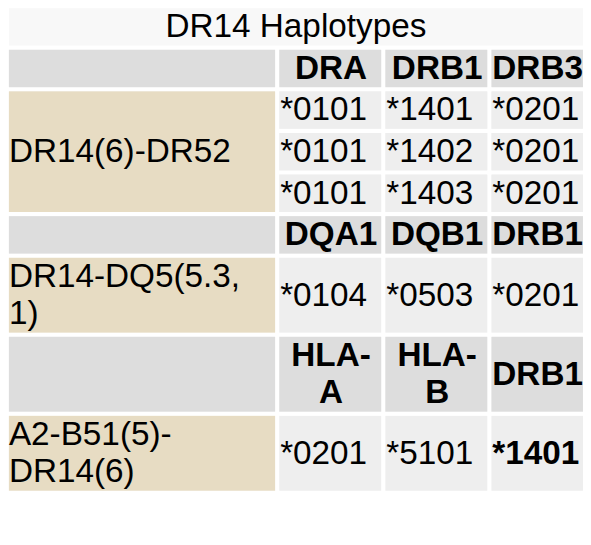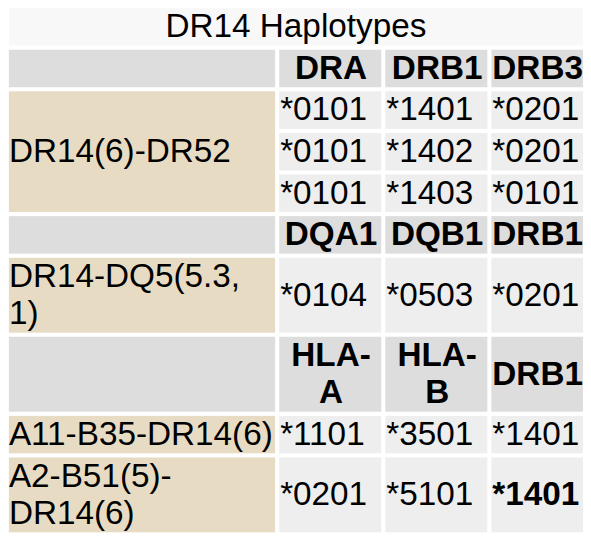(536, 192) *0201 -> (536, 192) *0101
+ row: (430, 434)
